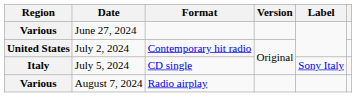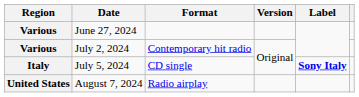(38, 48) United States -> (38, 48) Various
(321, 65) normal -> (322, 65) bold
(38, 83) Various -> (38, 83) United States
